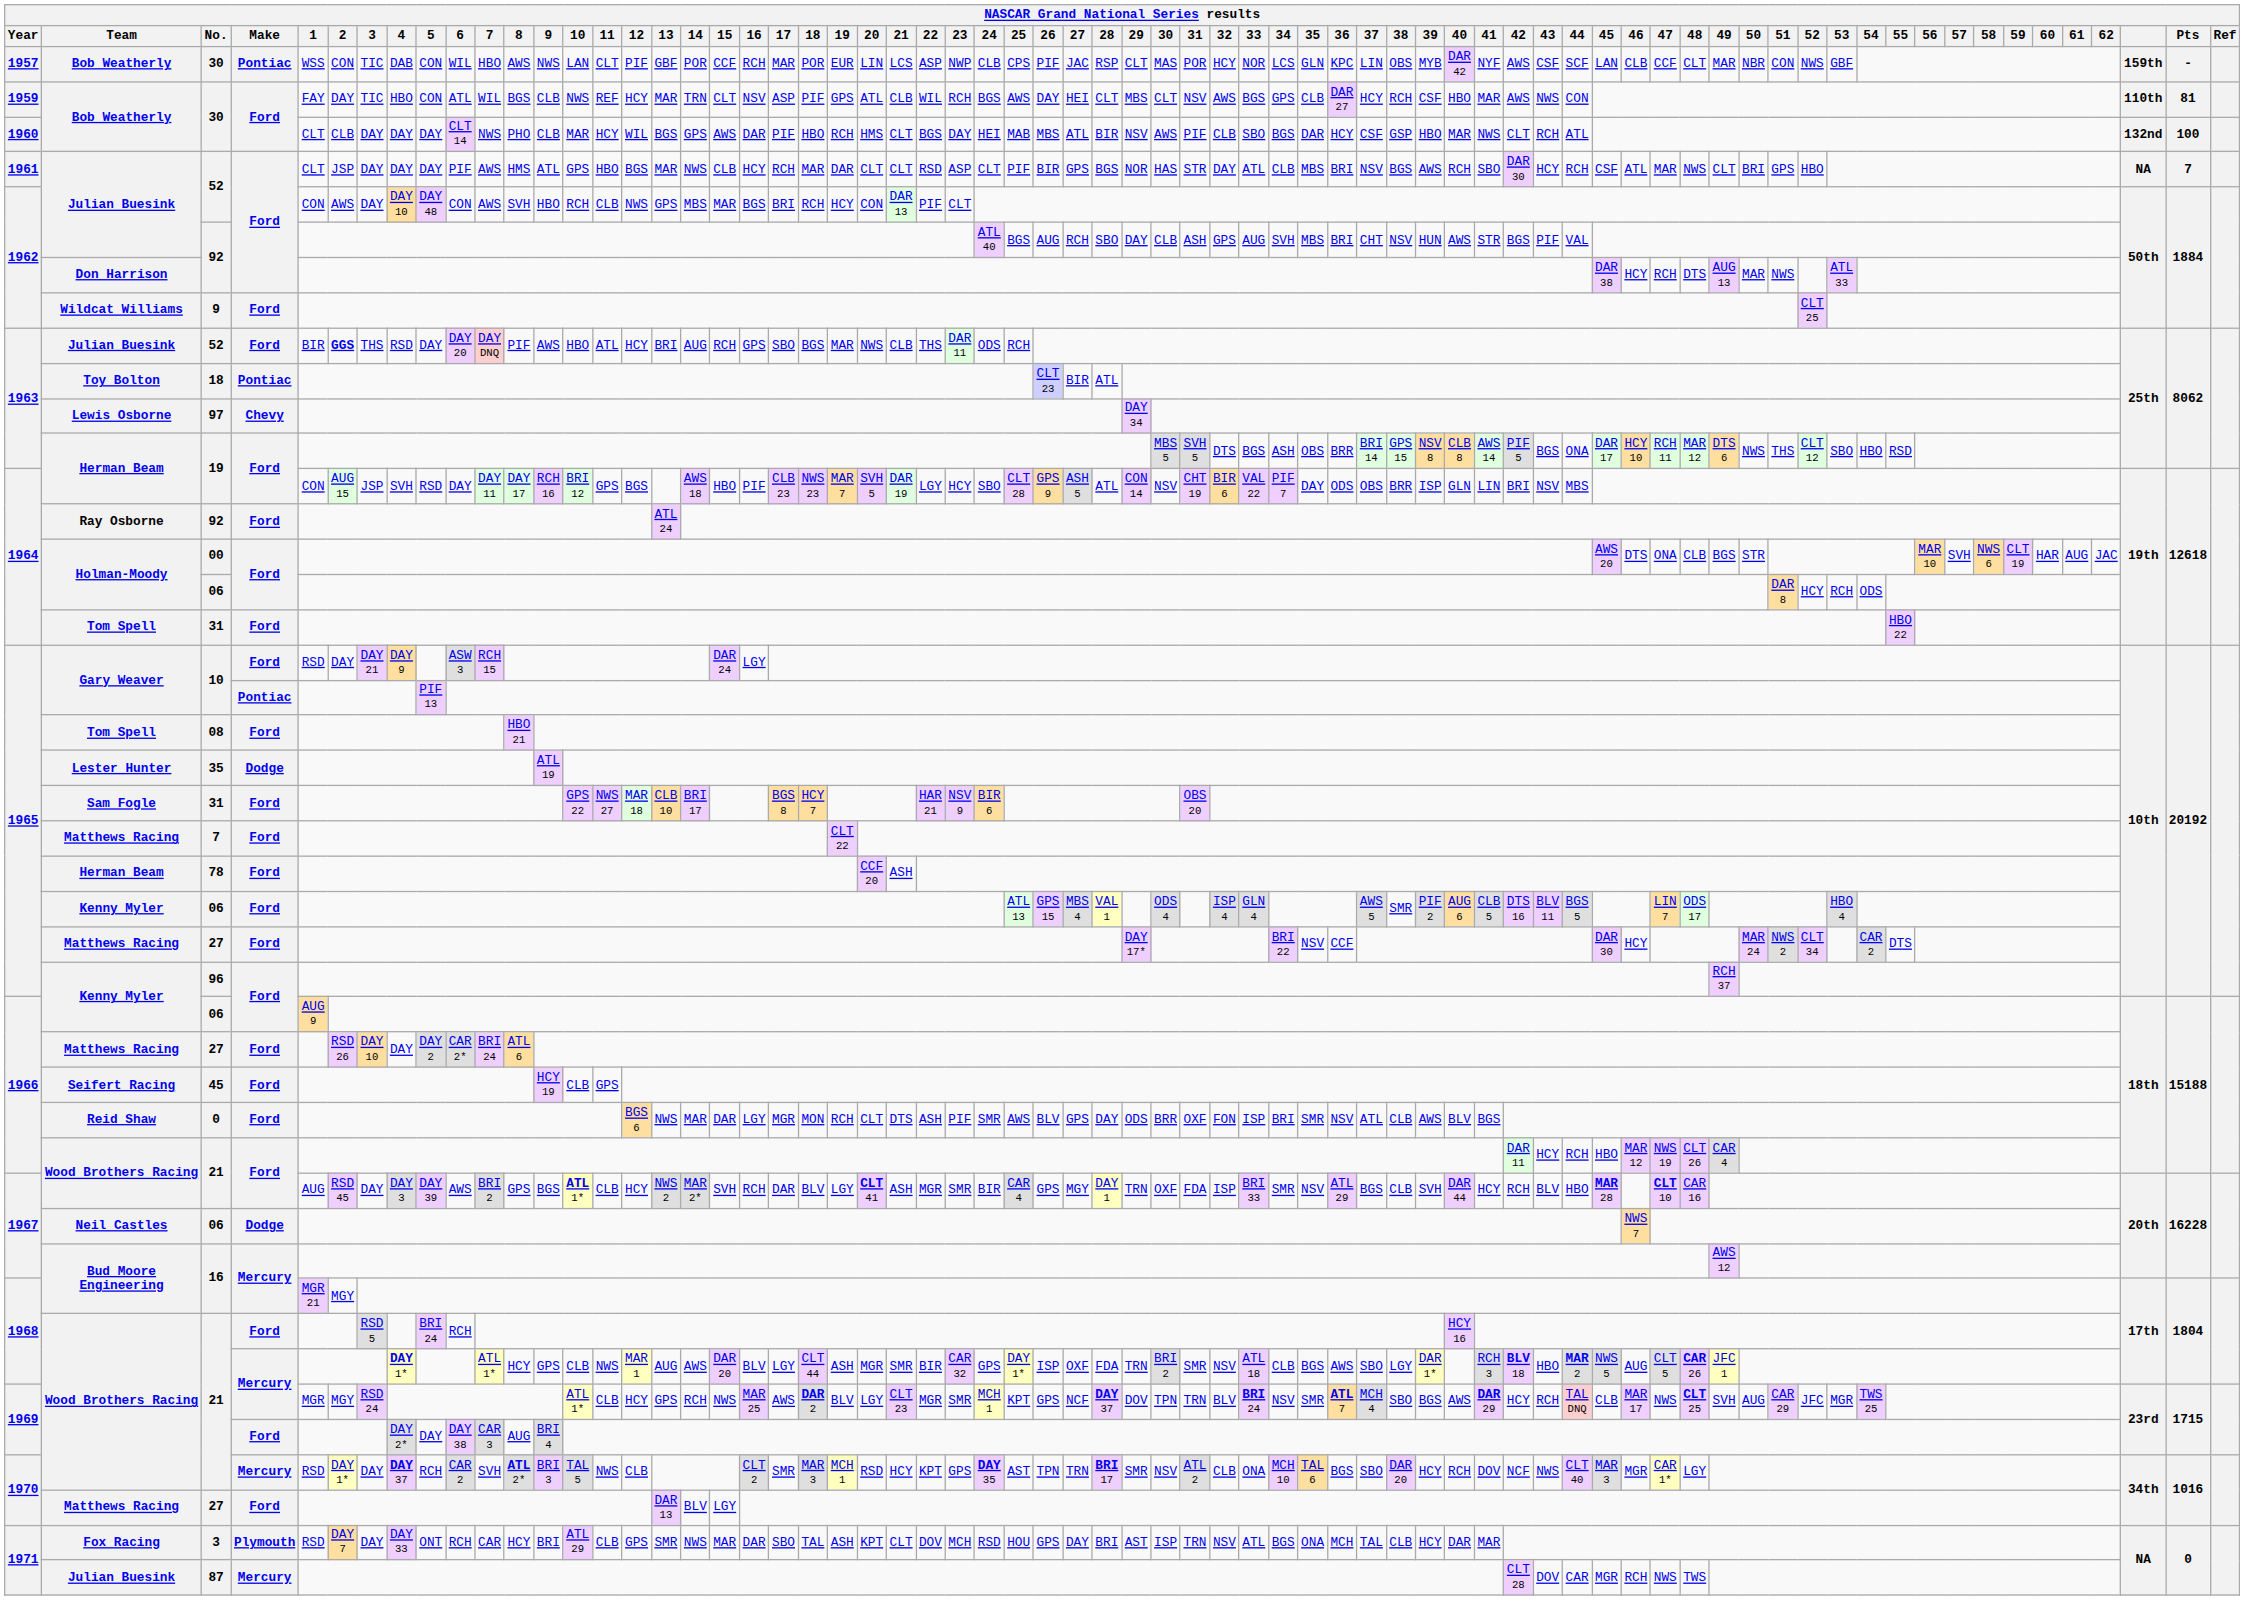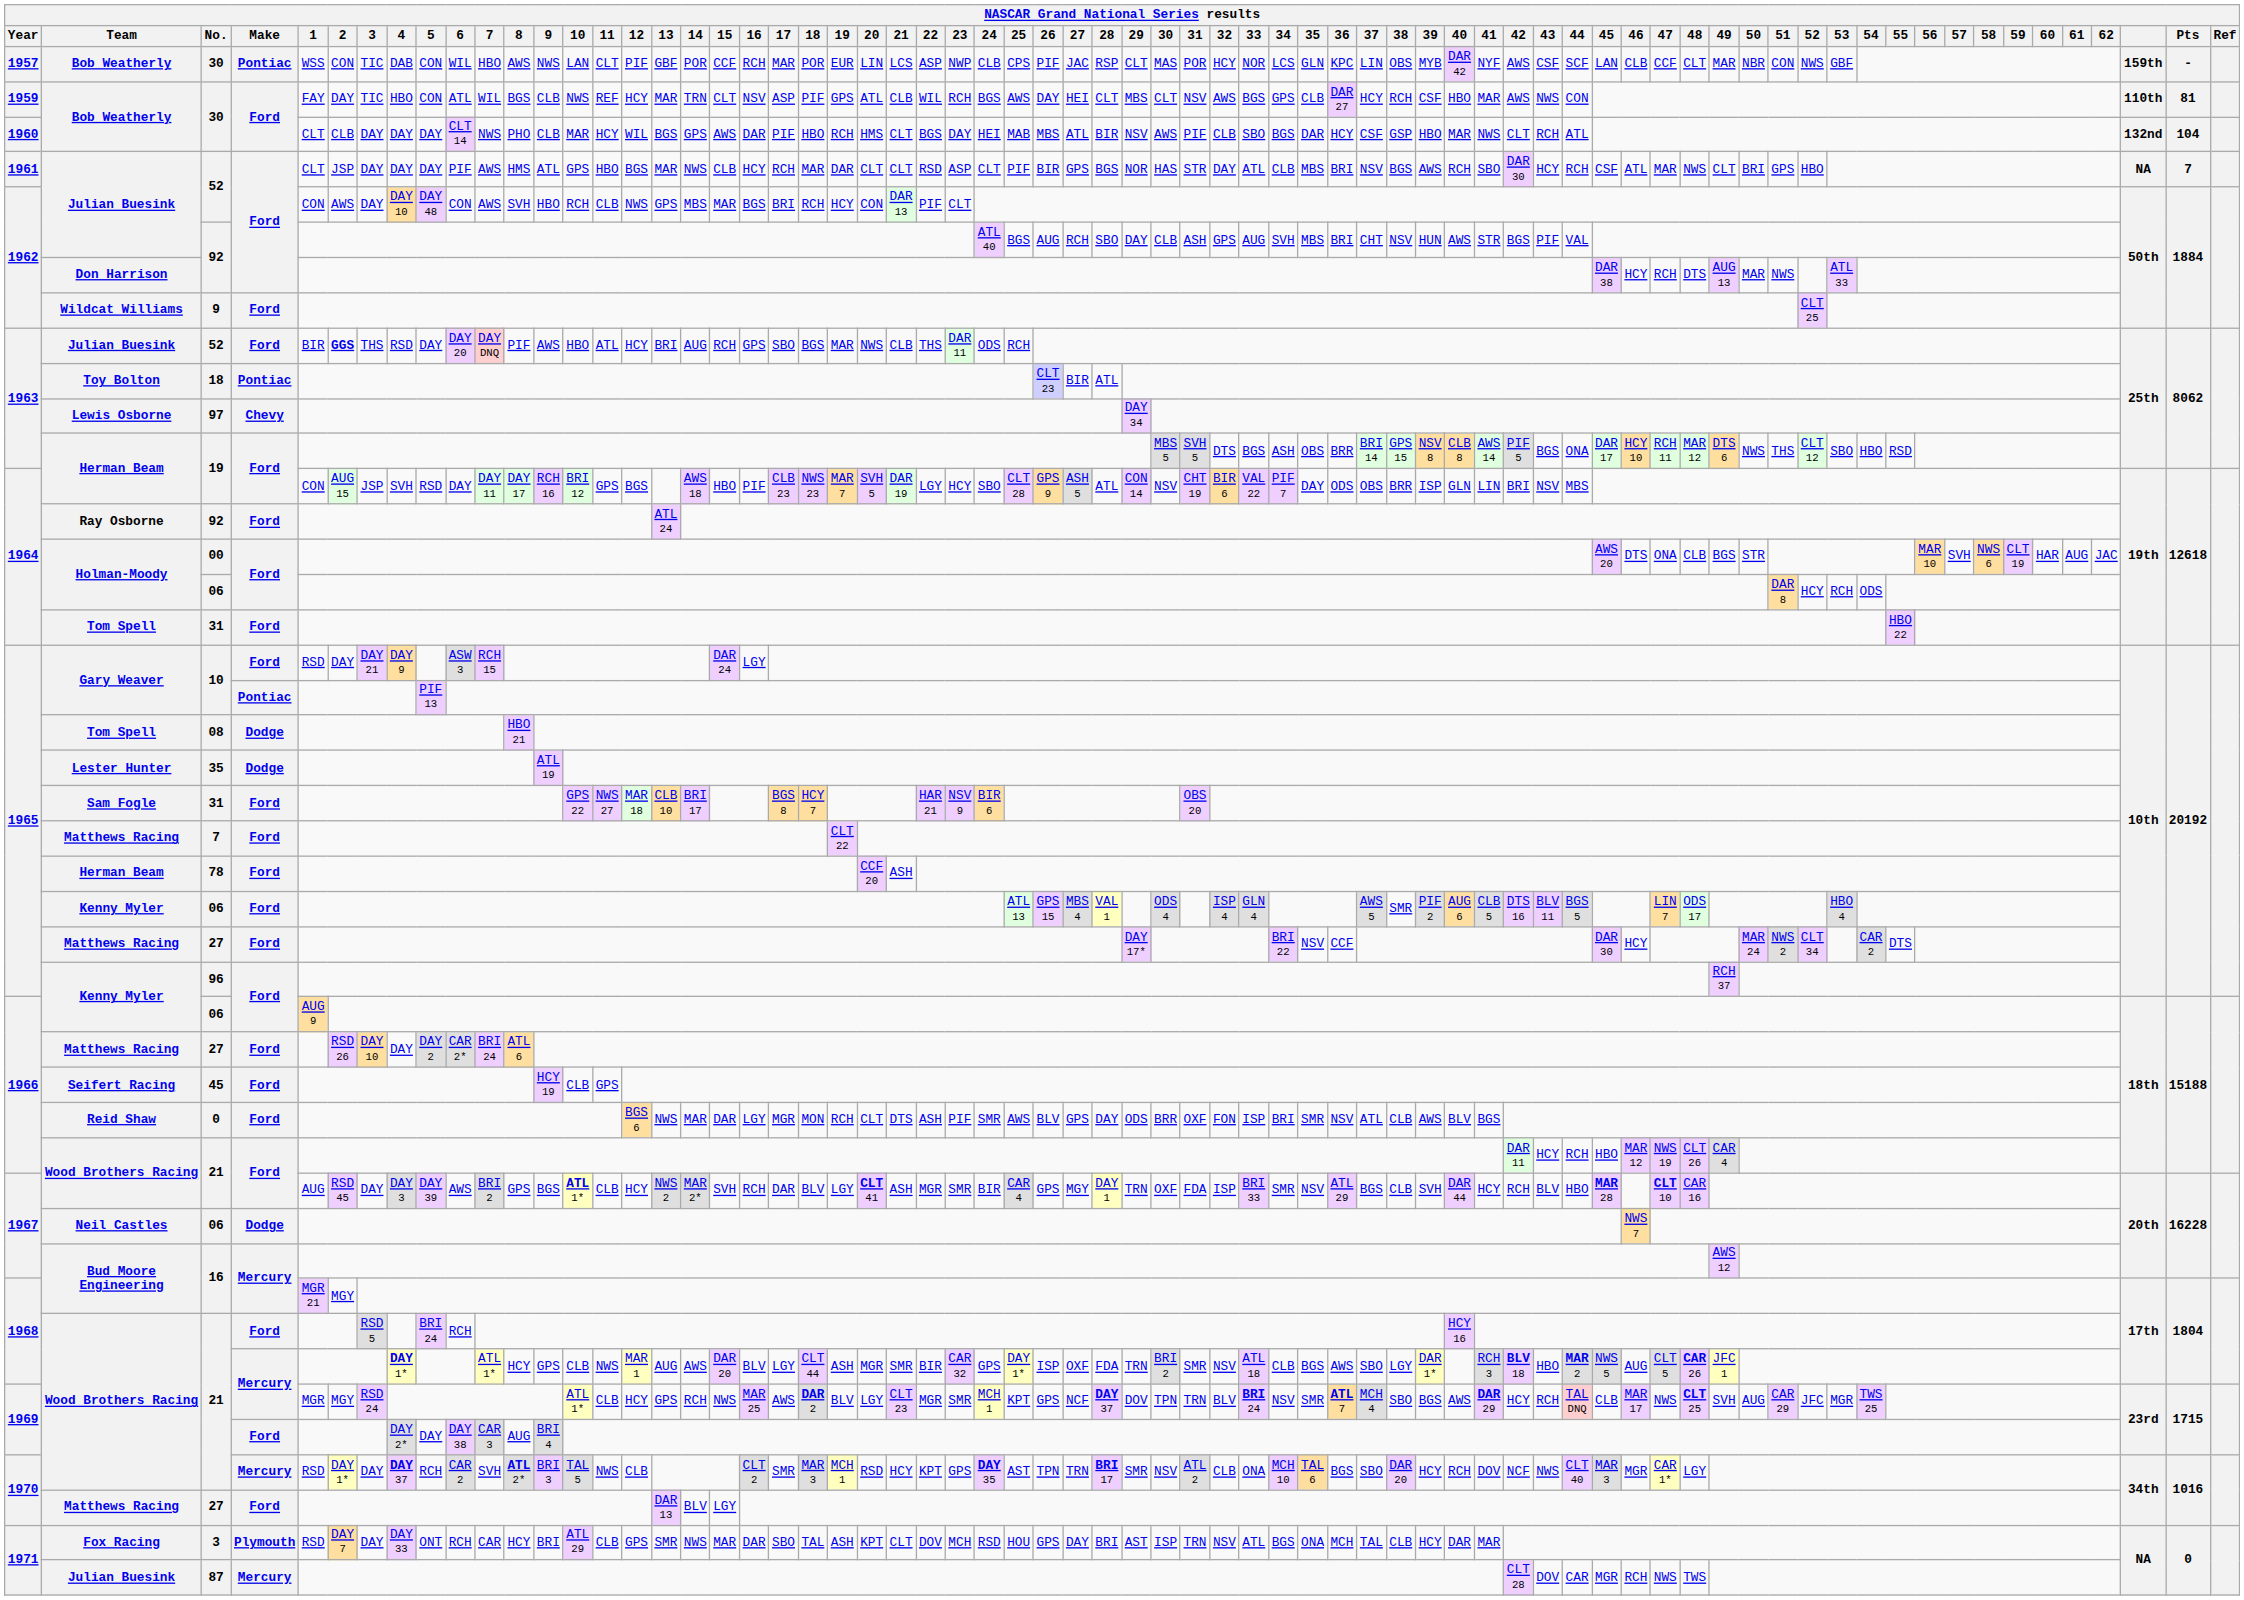(2188, 134) 100 -> (2188, 134) 104
(265, 733) Ford -> (265, 733) Dodge
